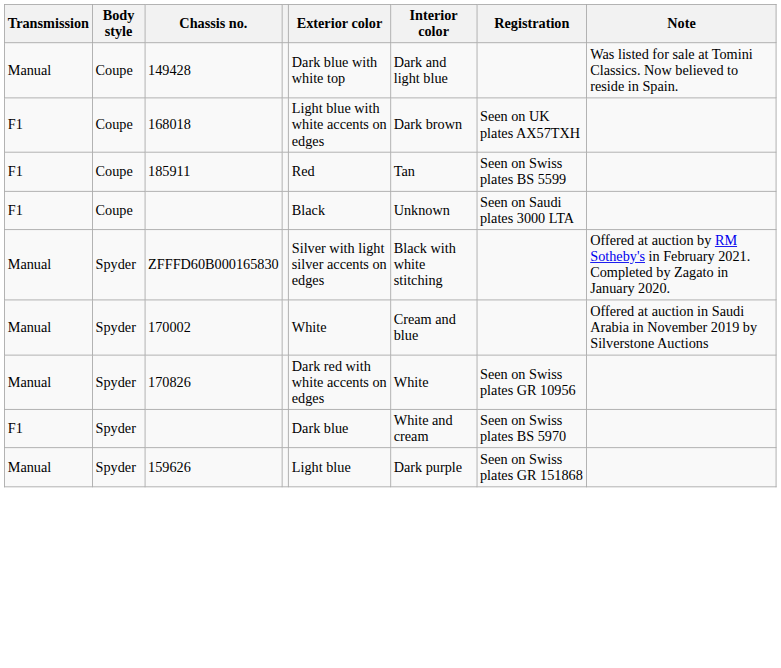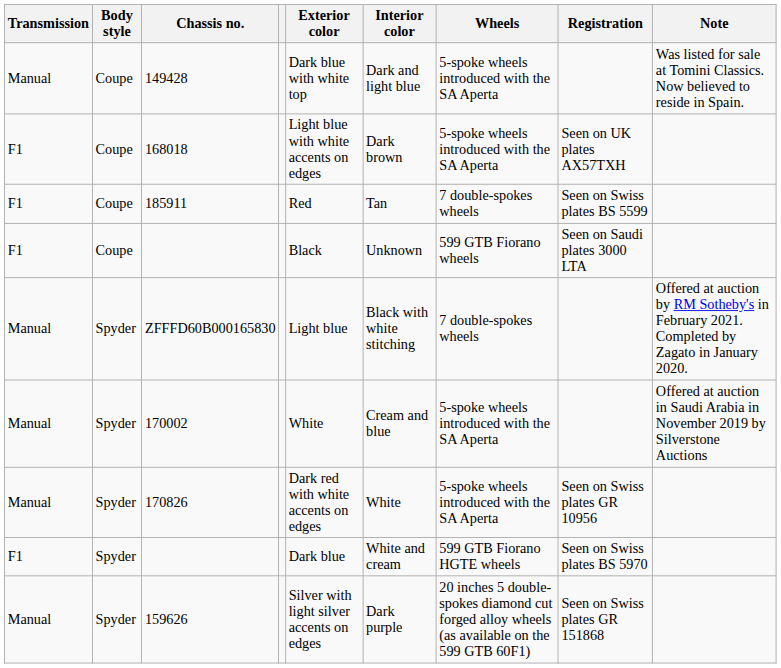+ column: (497, 23)
(339, 264) Silver with light silver accents on edges -> (318, 328) Light blue
(321, 467) Light blue -> (320, 619) Silver with light silver accents on edges
